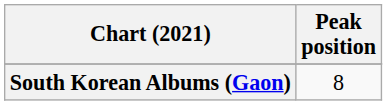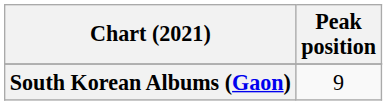(339, 81) 8 -> (339, 81) 9
